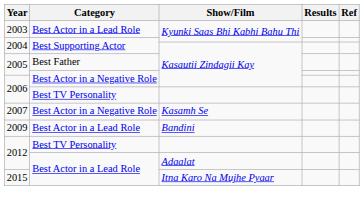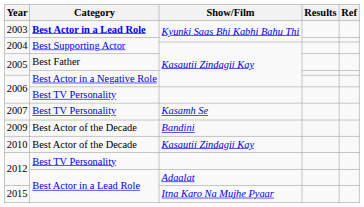(86, 29) normal -> (89, 29) bold
(95, 111) Best Actor in a Negative Role -> (74, 111) Best TV Personality
(86, 128) Best Actor in a Lead Role -> (85, 128) Best Actor of the Decade
+ row: (17, 144)
